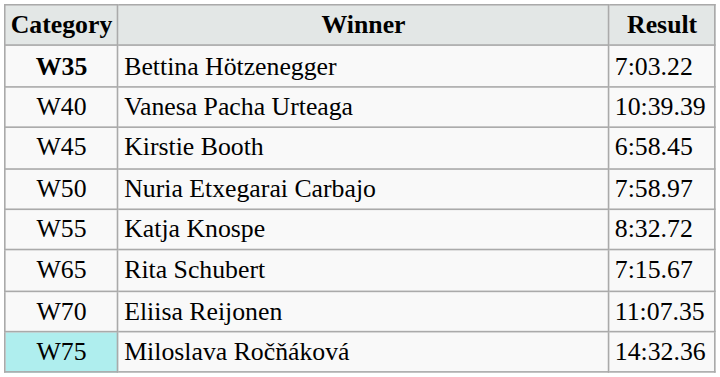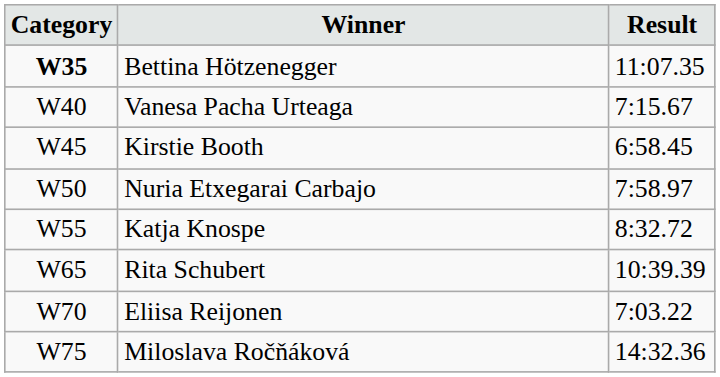(654, 65) 7:03.22 -> (660, 65) 11:07.35
(660, 106) 10:39.39 -> (654, 106) 7:15.67
(654, 270) 7:15.67 -> (660, 270) 10:39.39
(660, 310) 11:07.35 -> (654, 310) 7:03.22
(62, 351) paleturquoise background -> (62, 351) no background
